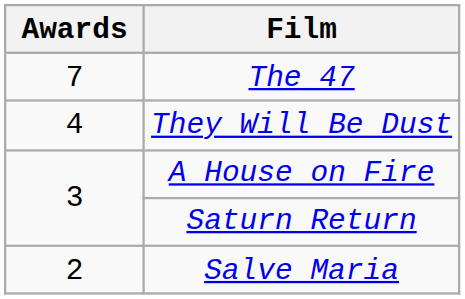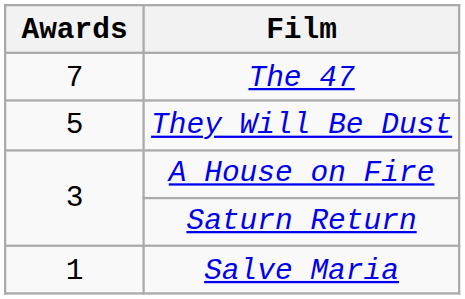(75, 125) 4 -> (75, 125) 5
(75, 270) 2 -> (75, 270) 1
